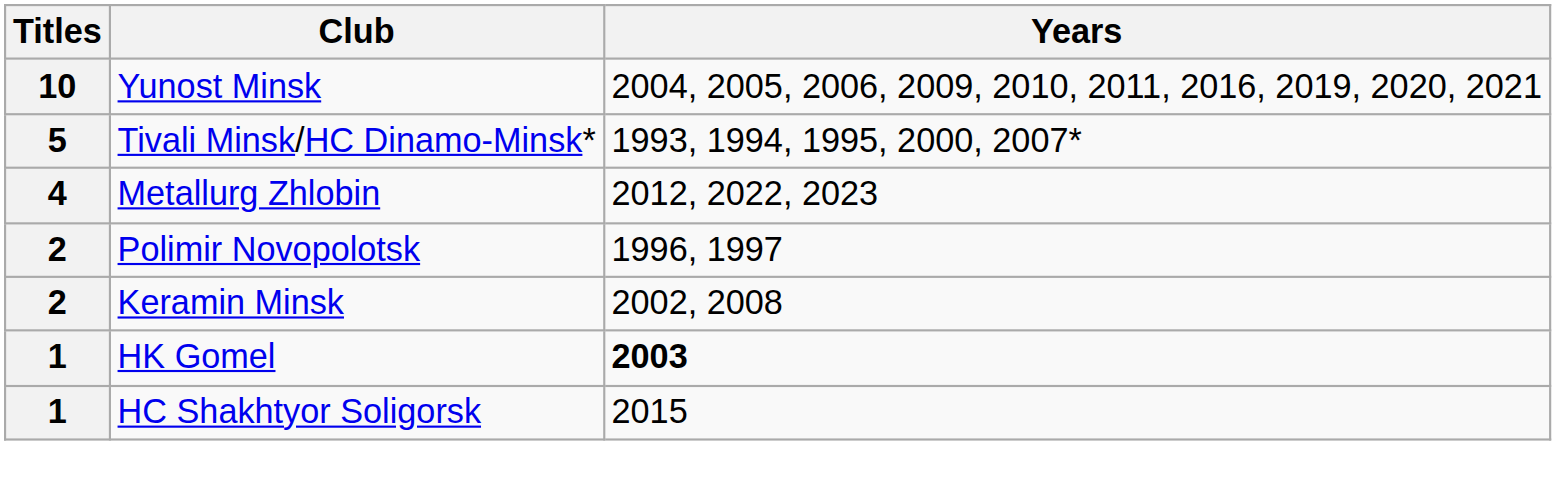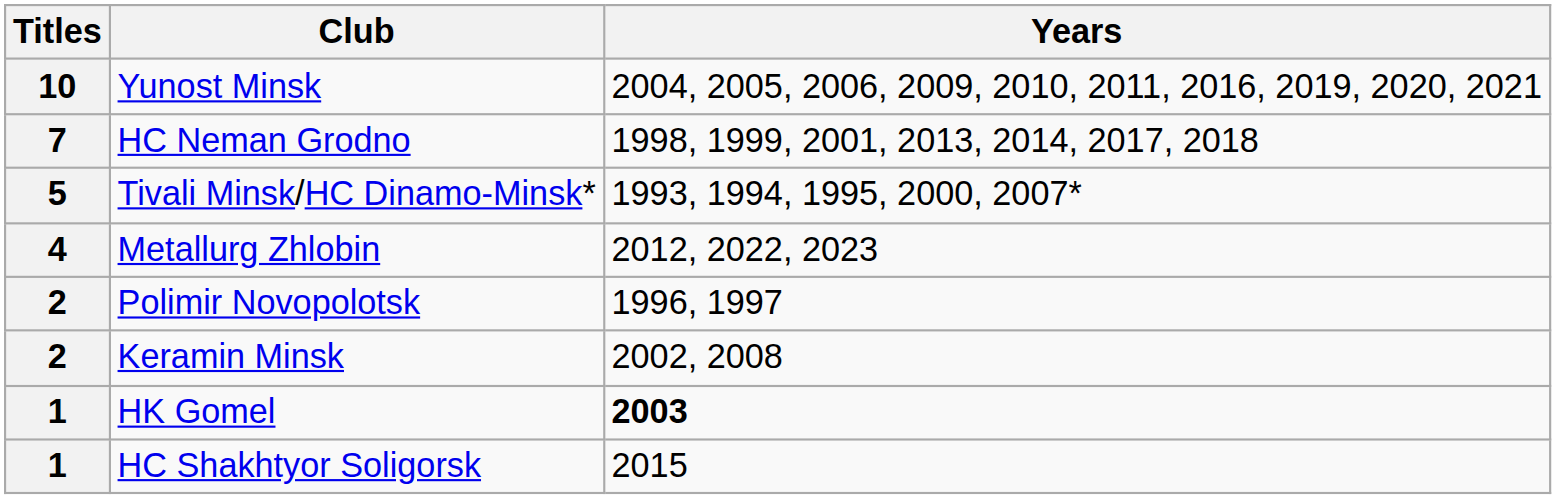+ row: (264, 140)
